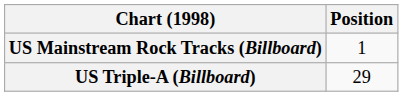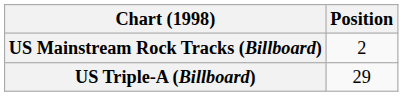(362, 47) 1 -> (362, 47) 2
